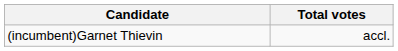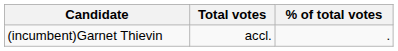+ column: (334, 14)
